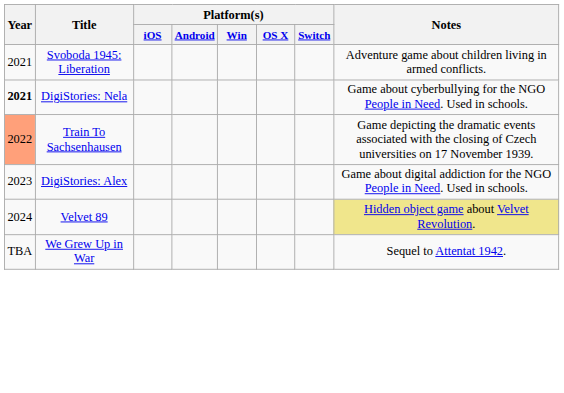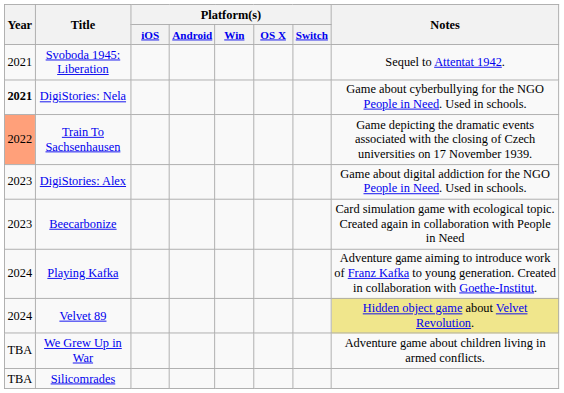(446, 61) Adventure game about children living in armed conflicts. -> (445, 61) Sequel to Attentat 1942.
+ row: (83, 223)
+ row: (83, 273)
(446, 251) Sequel to Attentat 1942. -> (445, 350) Adventure game about children living in armed conflicts.
+ row: (83, 378)
